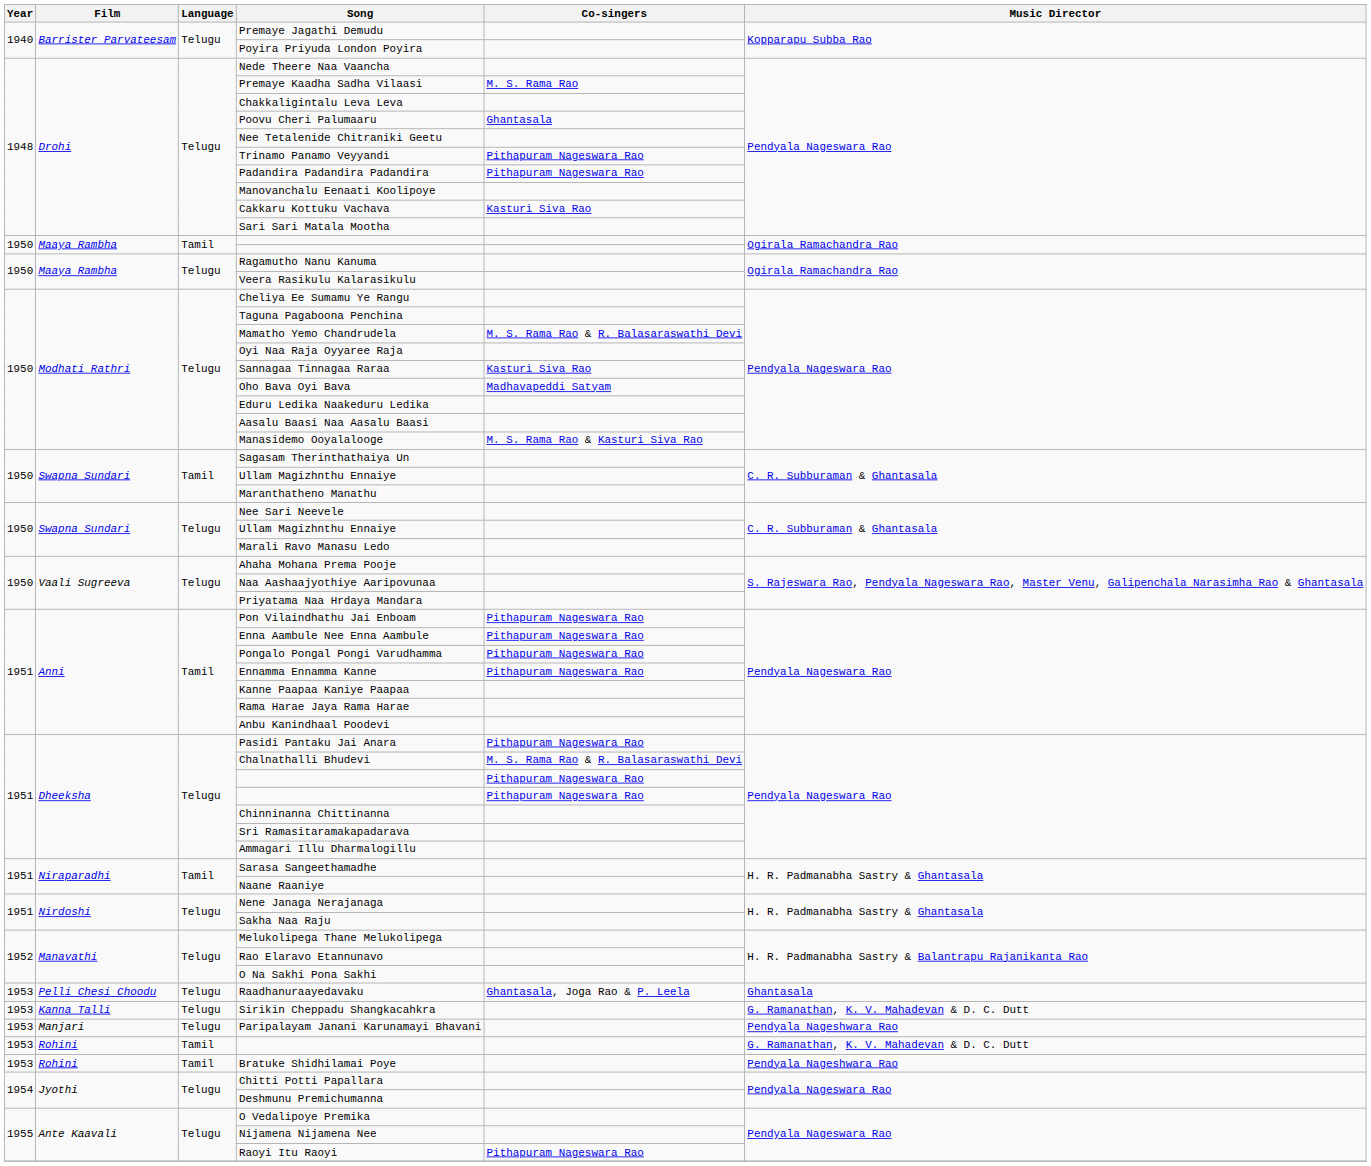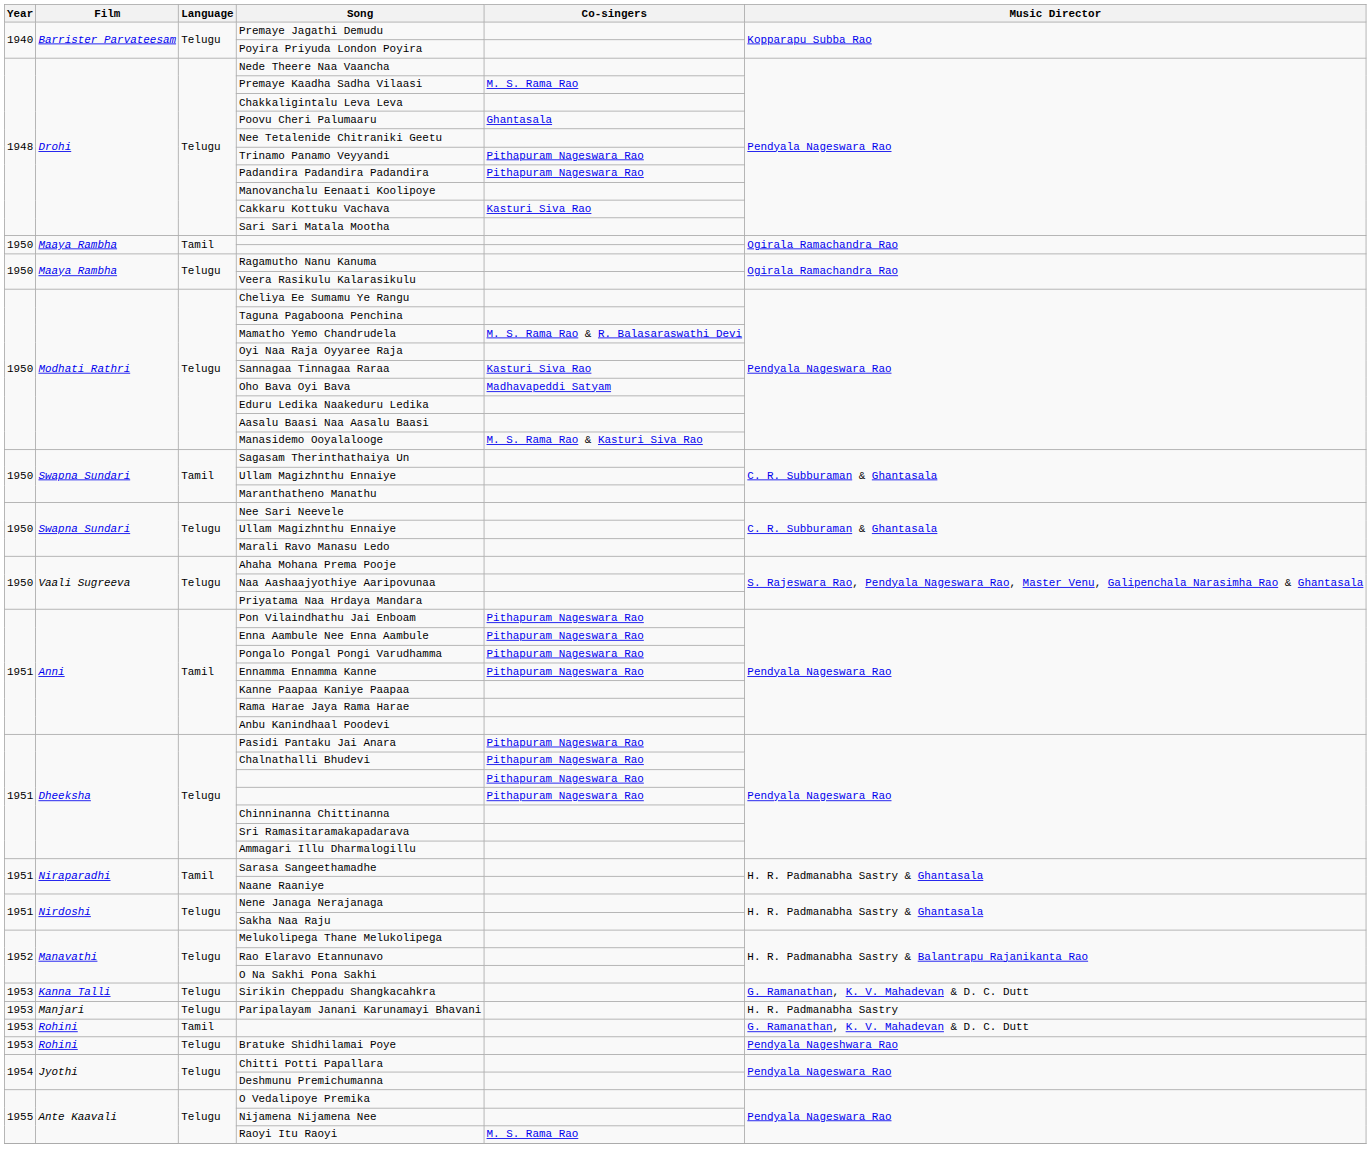(614, 761) M. S. Rama Rao & R. Balasaraswathi Devi -> (565, 761) Pithapuram Nageswara Rao
- row: (97, 992)
(823, 1028) Pendyala Nageshwara Rao -> (823, 1010) H. R. Padmanabha Sastry
(198, 1063) Tamil -> (201, 1046) Telugu
(565, 1152) Pithapuram Nageswara Rao -> (532, 1135) M. S. Rama Rao
